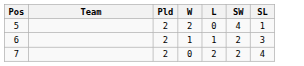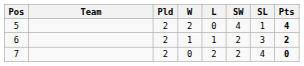+ column: (287, 11)
